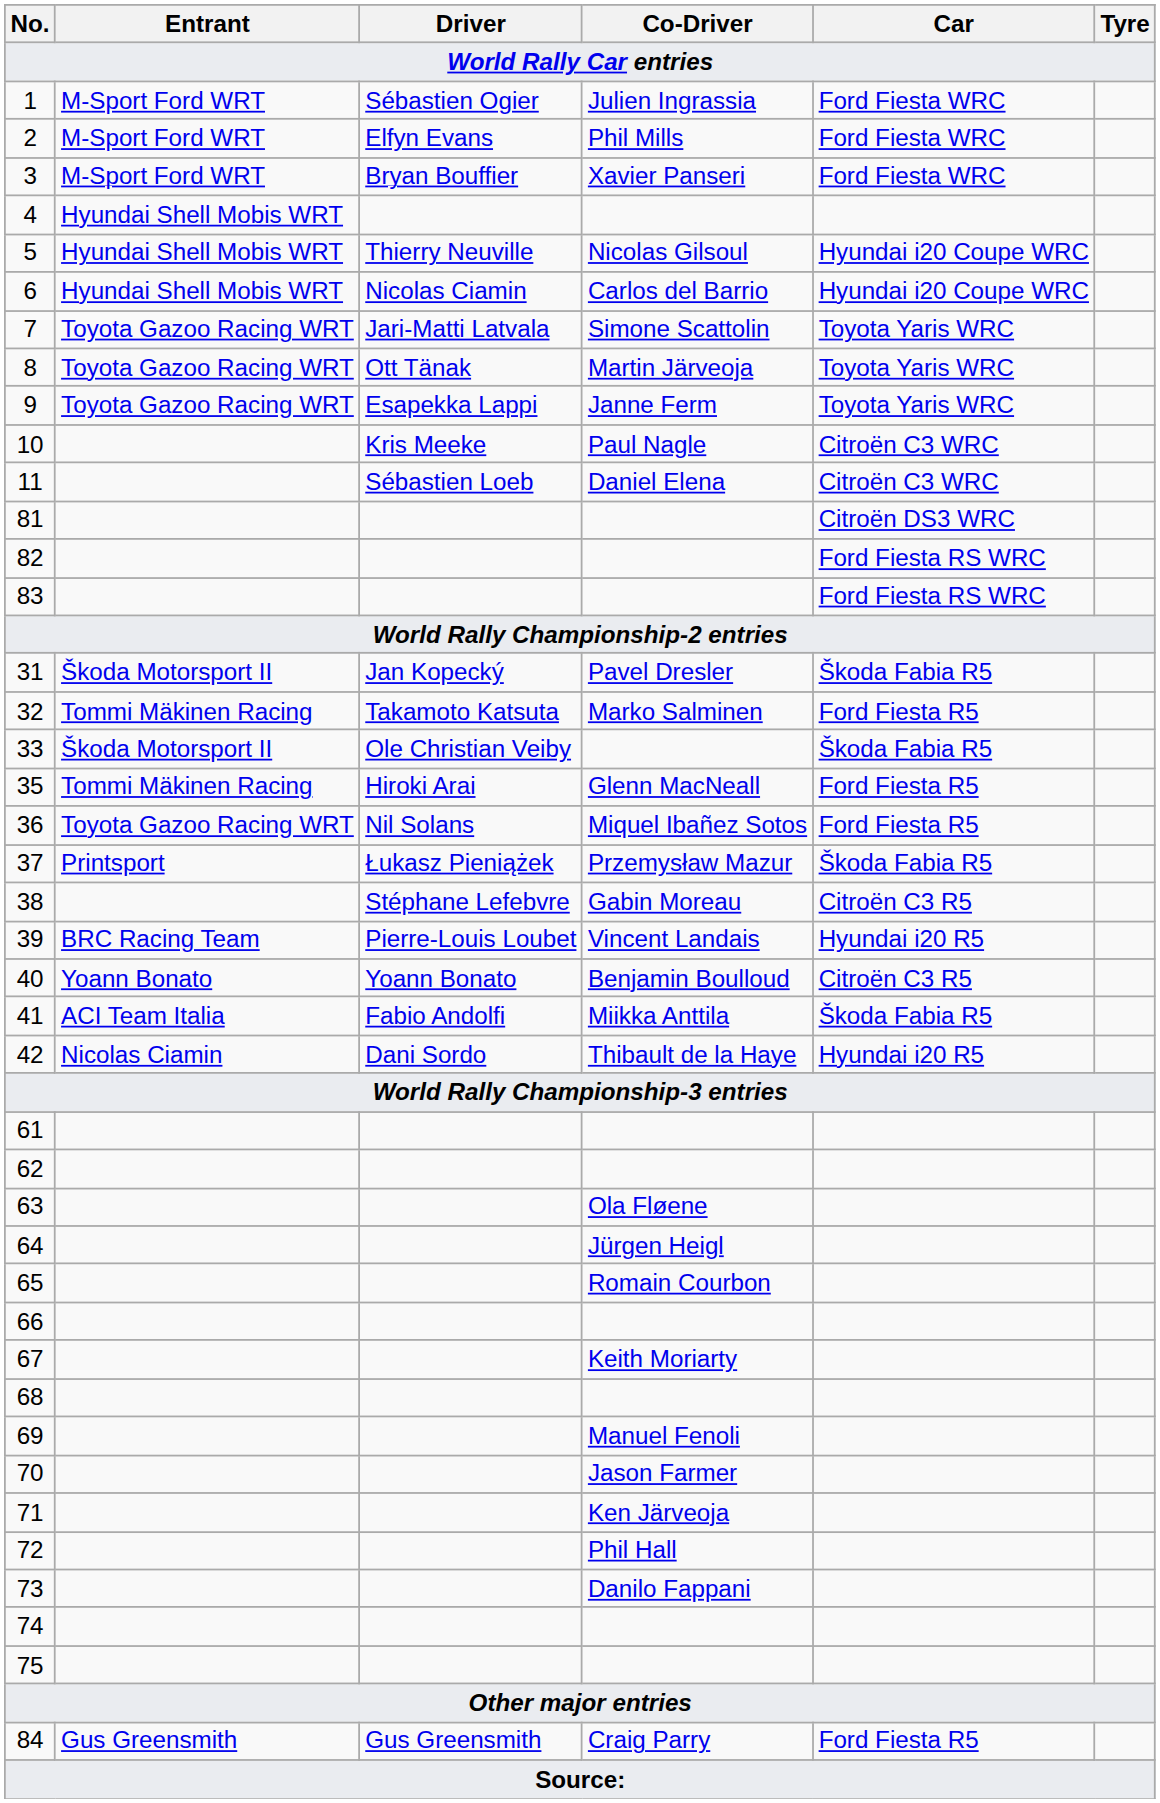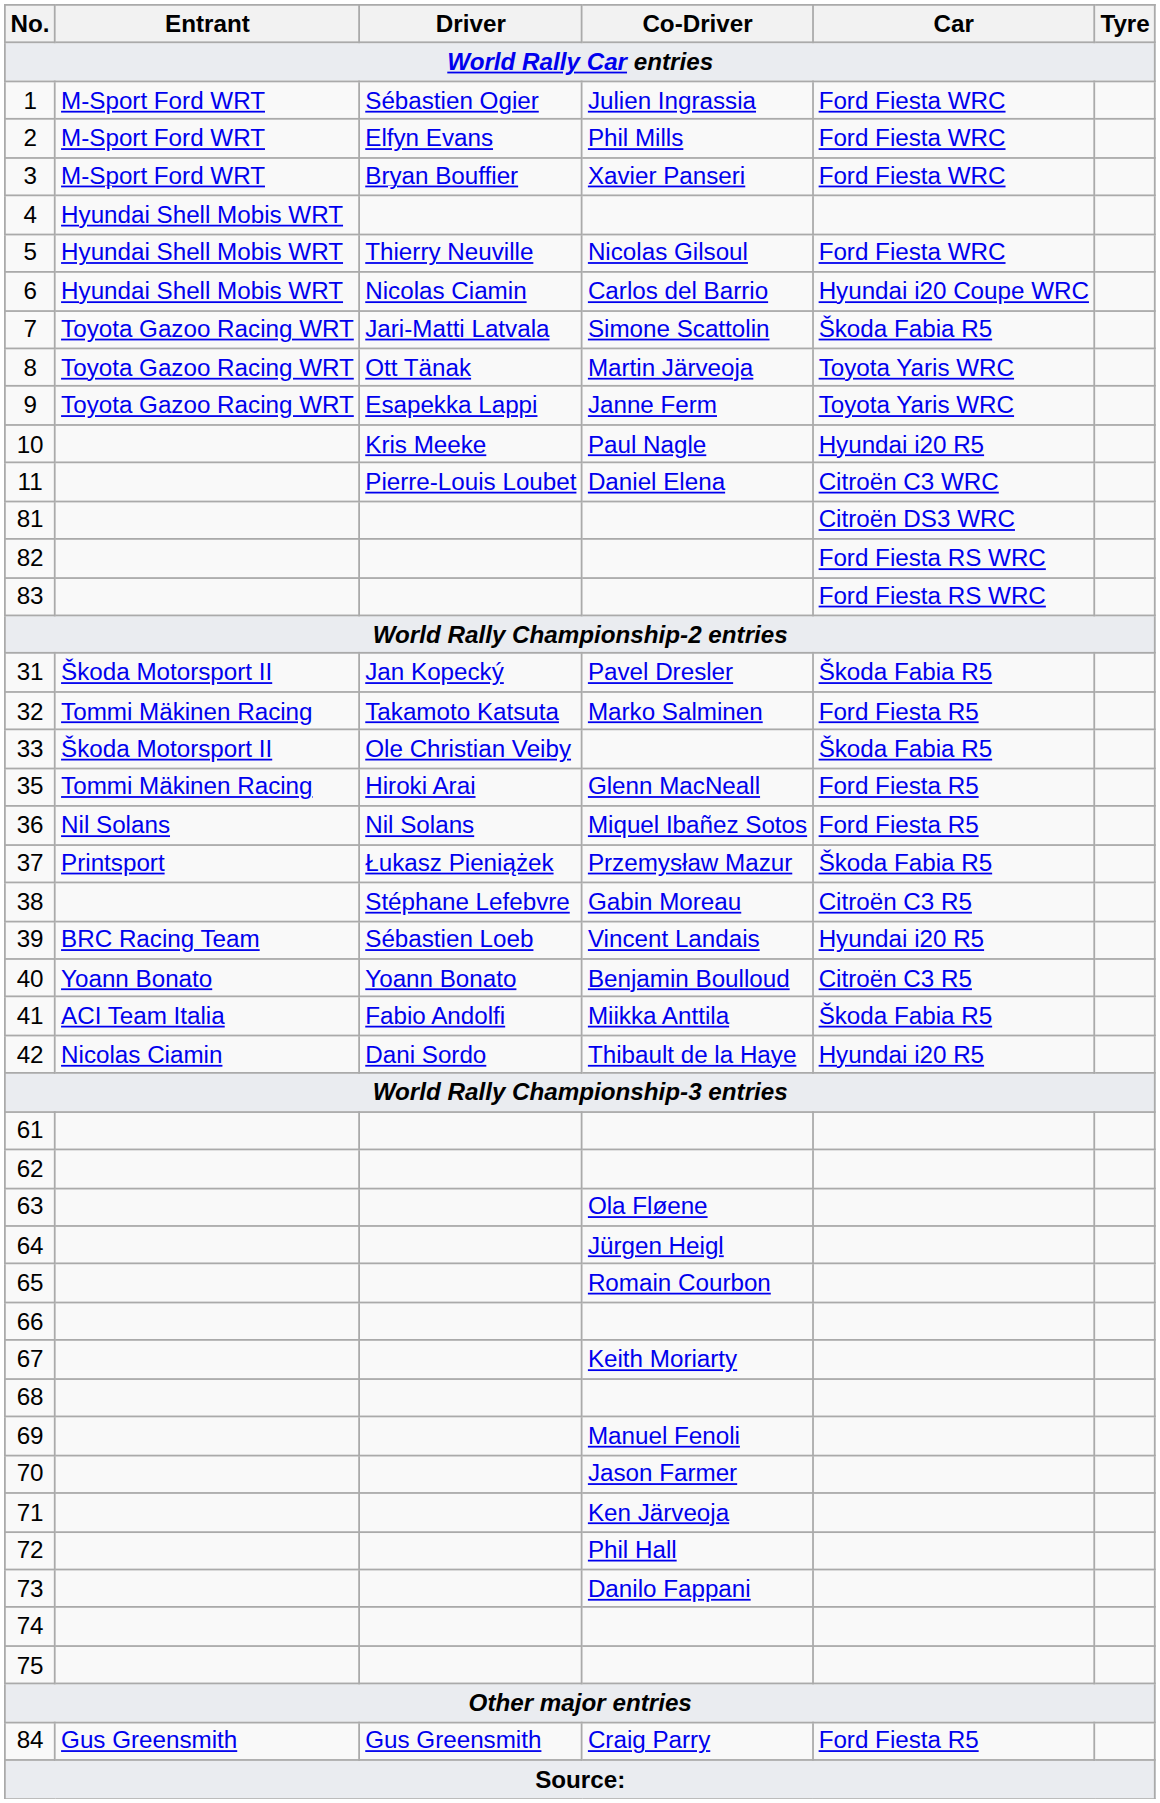(954, 253) Hyundai i20 Coupe WRC -> (912, 253) Ford Fiesta WRC
(916, 329) Toyota Yaris WRC -> (905, 329) Škoda Fabia R5
(909, 443) Citroën C3 WRC -> (901, 443) Hyundai i20 R5
(449, 481) Sébastien Loeb -> (471, 481) Pierre-Louis Loubet
(207, 825) Toyota Gazoo Racing WRT -> (116, 825) Nil Solans
(471, 939) Pierre-Louis Loubet -> (449, 939) Sébastien Loeb
